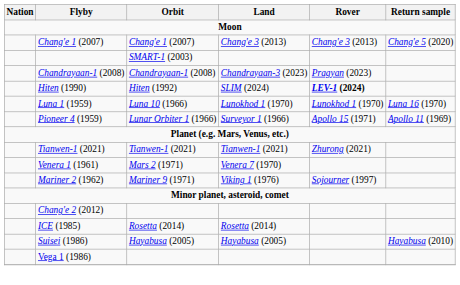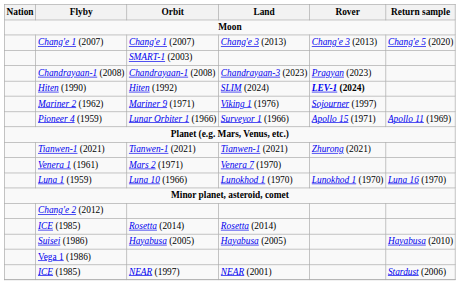rows swapped: (65, 103) <-> (71, 180)
+ row: (59, 272)
